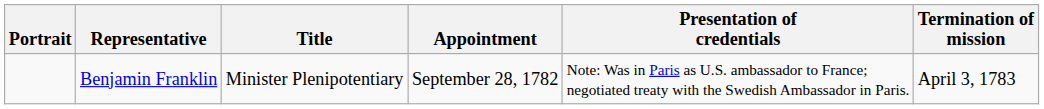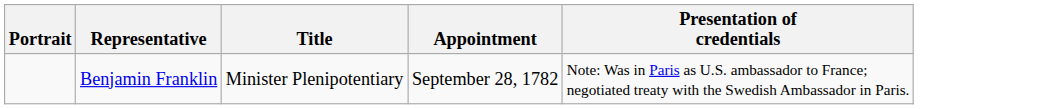- column: (976, 29)
